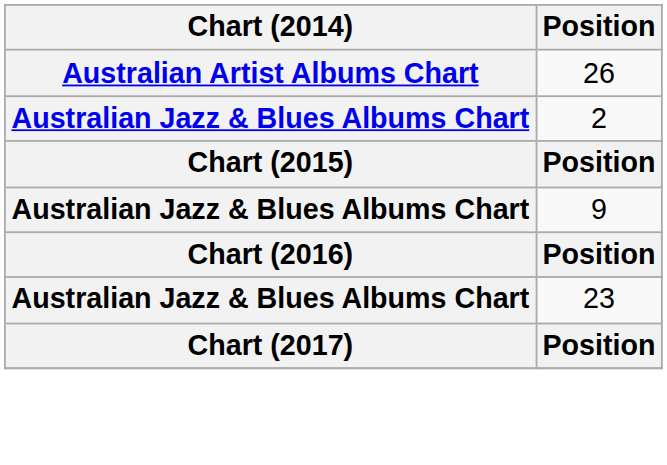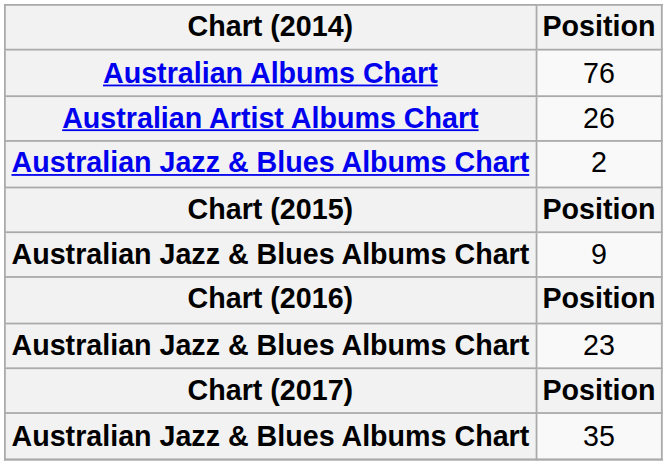+ row: (599, 72)
+ row: (599, 436)
